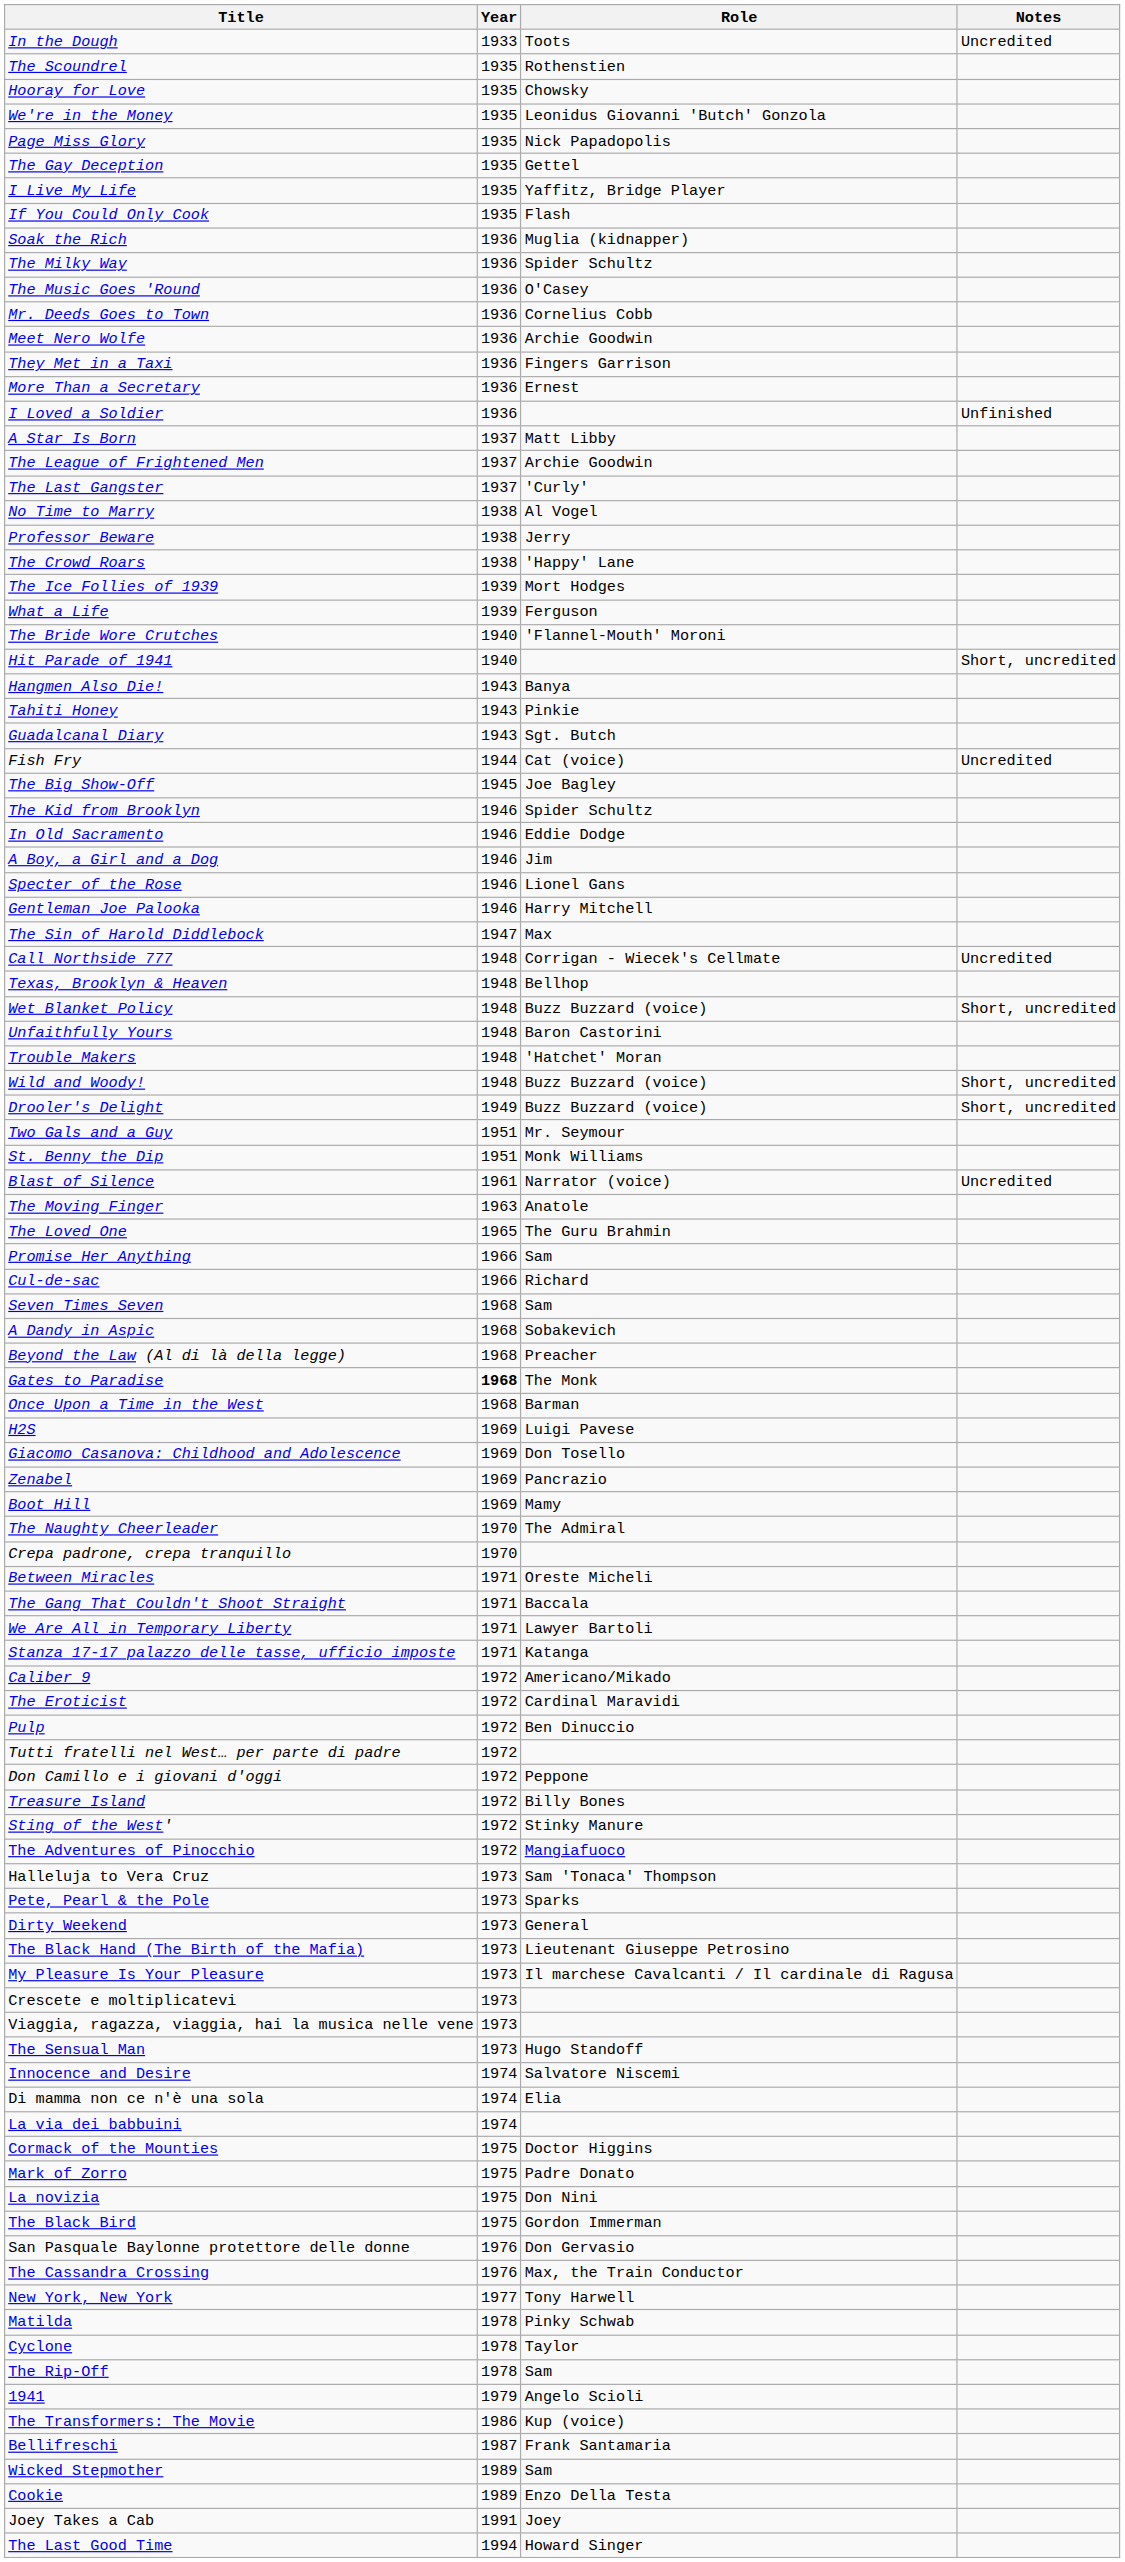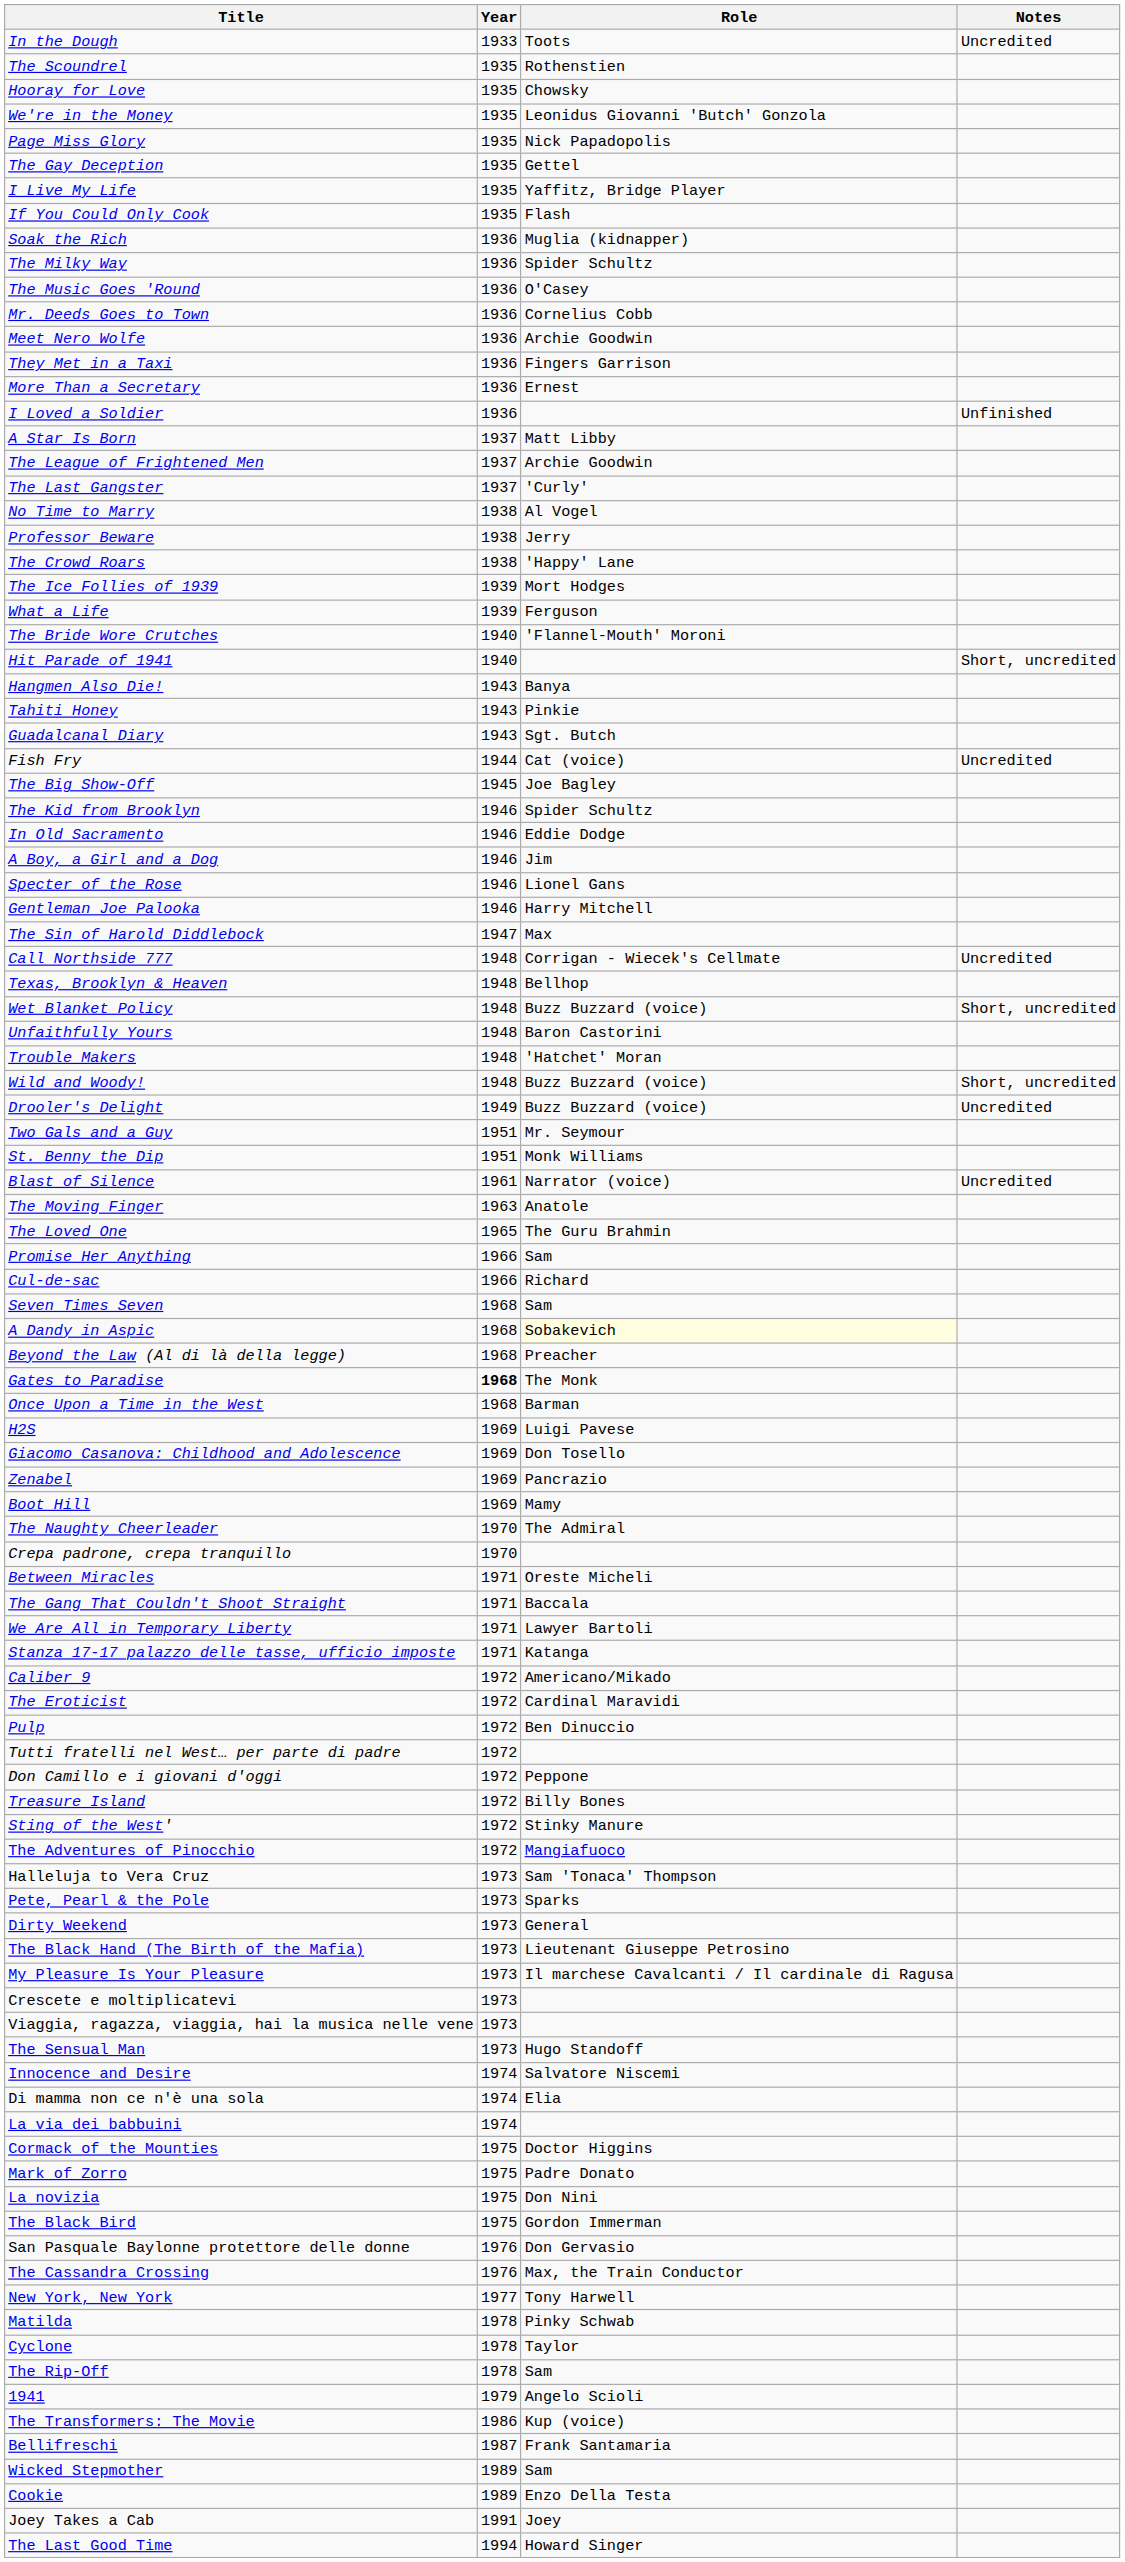(1039, 1108) Short, uncredited -> (1007, 1108) Uncredited
(570, 1331) no background -> (570, 1331) lightyellow background
